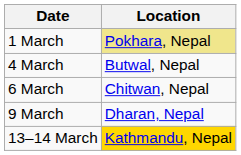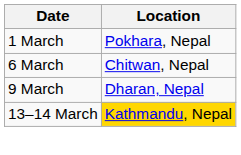(158, 41) khaki background -> (158, 41) no background
- row: (36, 65)
